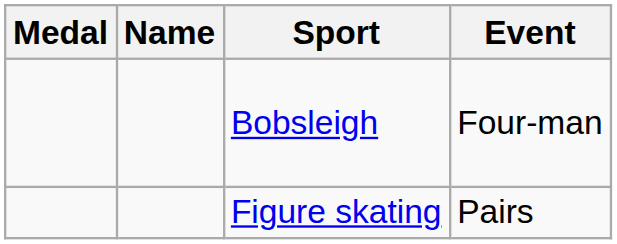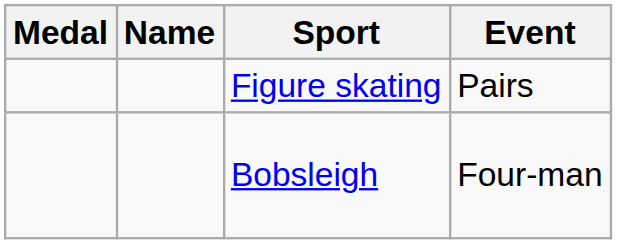rows swapped: (336, 213) <-> (305, 122)
